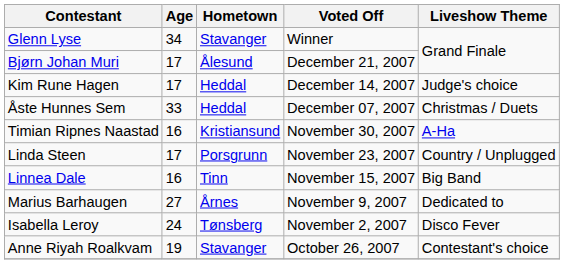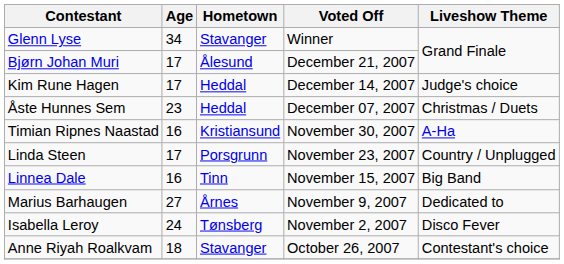(174, 109) 33 -> (174, 109) 23
(174, 247) 19 -> (174, 247) 18
